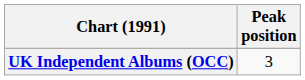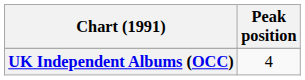(269, 61) 3 -> (269, 61) 4
